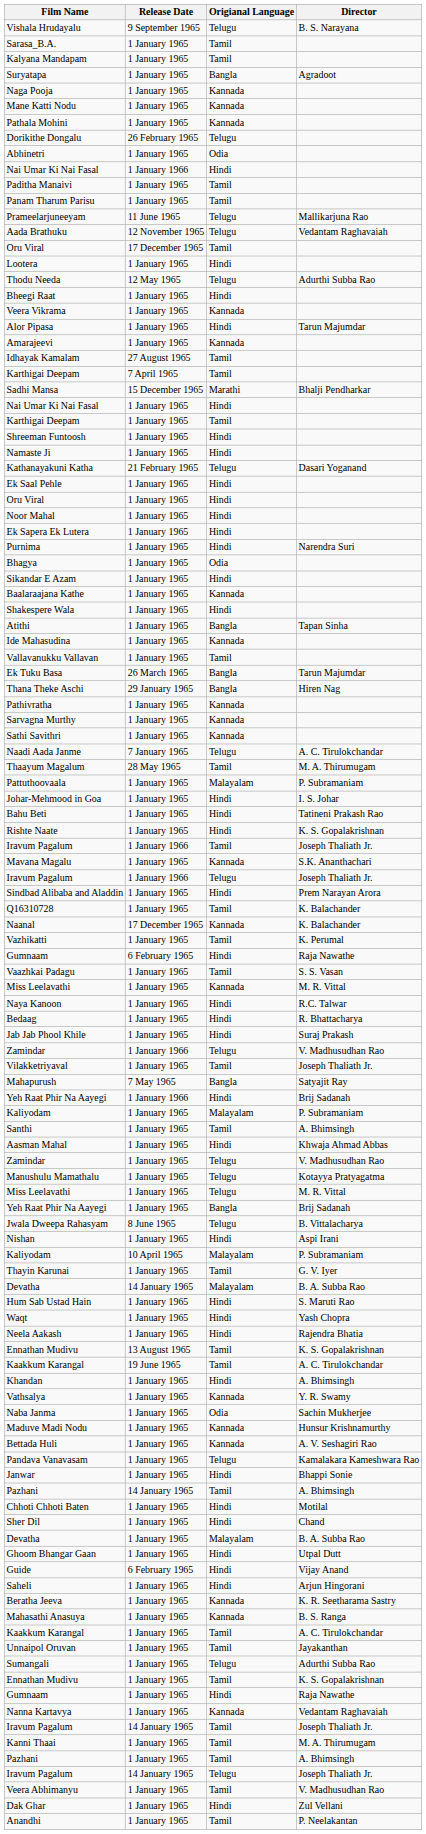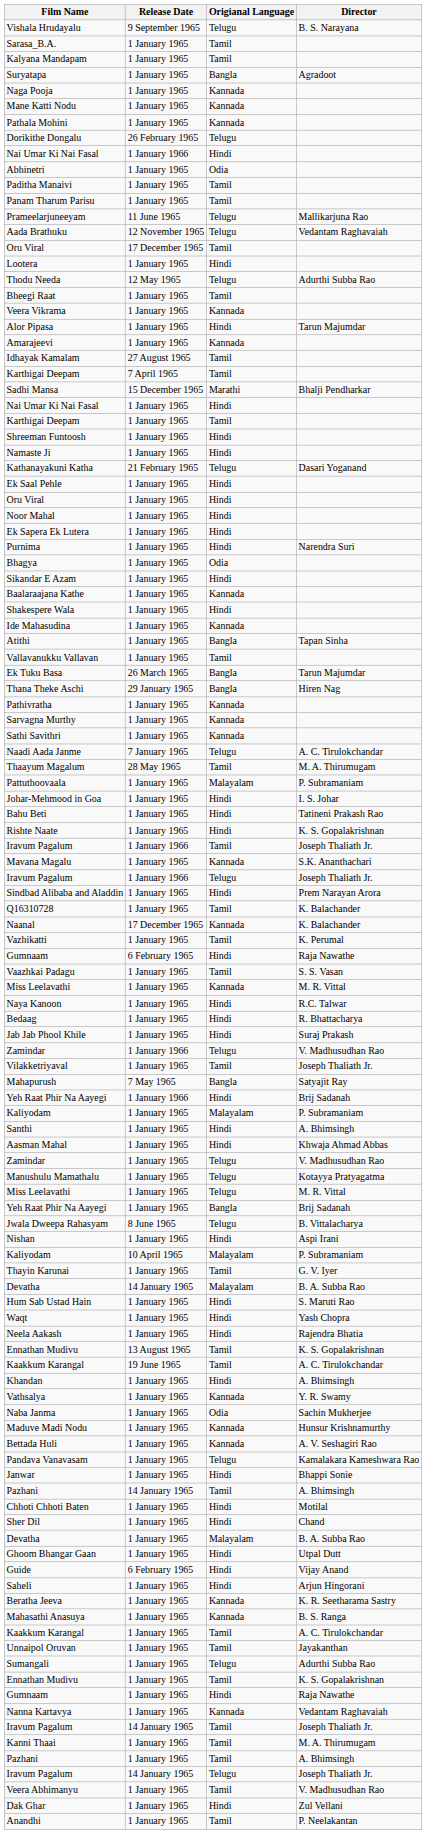rows swapped: (26, 153) <-> (53, 169)
(220, 295) Hindi -> (220, 295) Tamil
rows swapped: (38, 641) <-> (18, 625)
(220, 1129) Tamil -> (220, 1129) Hindi
